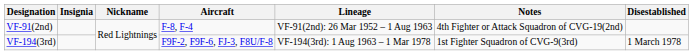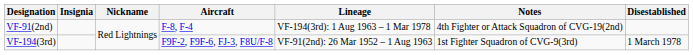(355, 27) VF-91(2nd): 26 Mar 1952 – 1 Aug 1963 -> (354, 27) VF-194(3rd): 1 Aug 1963 – 1 Mar 1978
(354, 42) VF-194(3rd): 1 Aug 1963 – 1 Mar 1978 -> (355, 42) VF-91(2nd): 26 Mar 1952 – 1 Aug 1963
